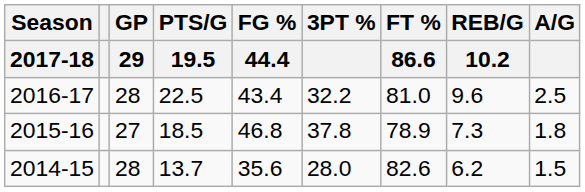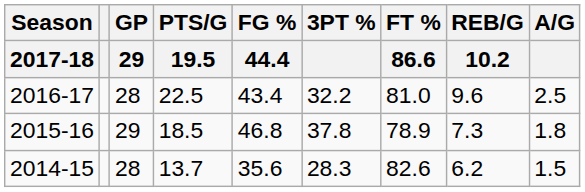(128, 131) 27 -> (128, 131) 29
(329, 167) 28.0 -> (329, 167) 28.3
